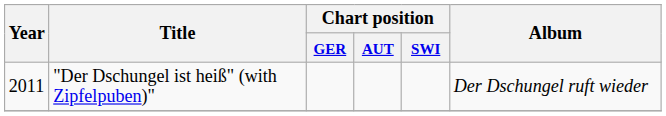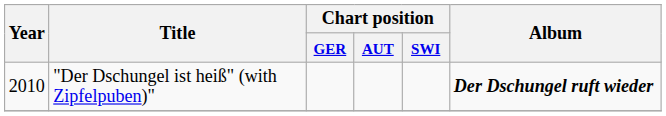(26, 86) 2011 -> (27, 86) 2010
(551, 86) normal -> (554, 86) bold
